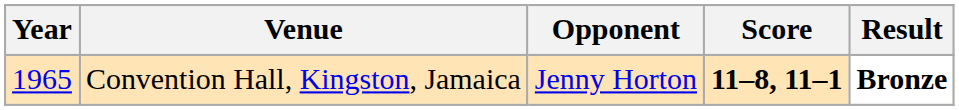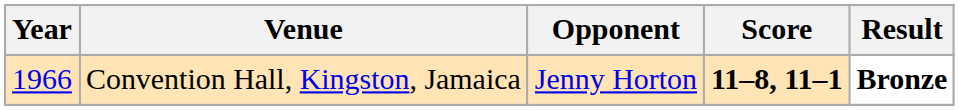(42, 78) 1965 -> (42, 78) 1966
